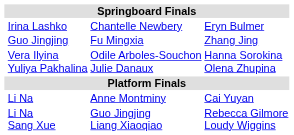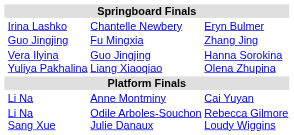(146, 62) Odile Arboles-Souchon Julie Danaux -> (126, 62) Guo Jingjing Liang Xiaoqiao
(126, 119) Guo Jingjing Liang Xiaoqiao -> (146, 119) Odile Arboles-Souchon Julie Danaux
